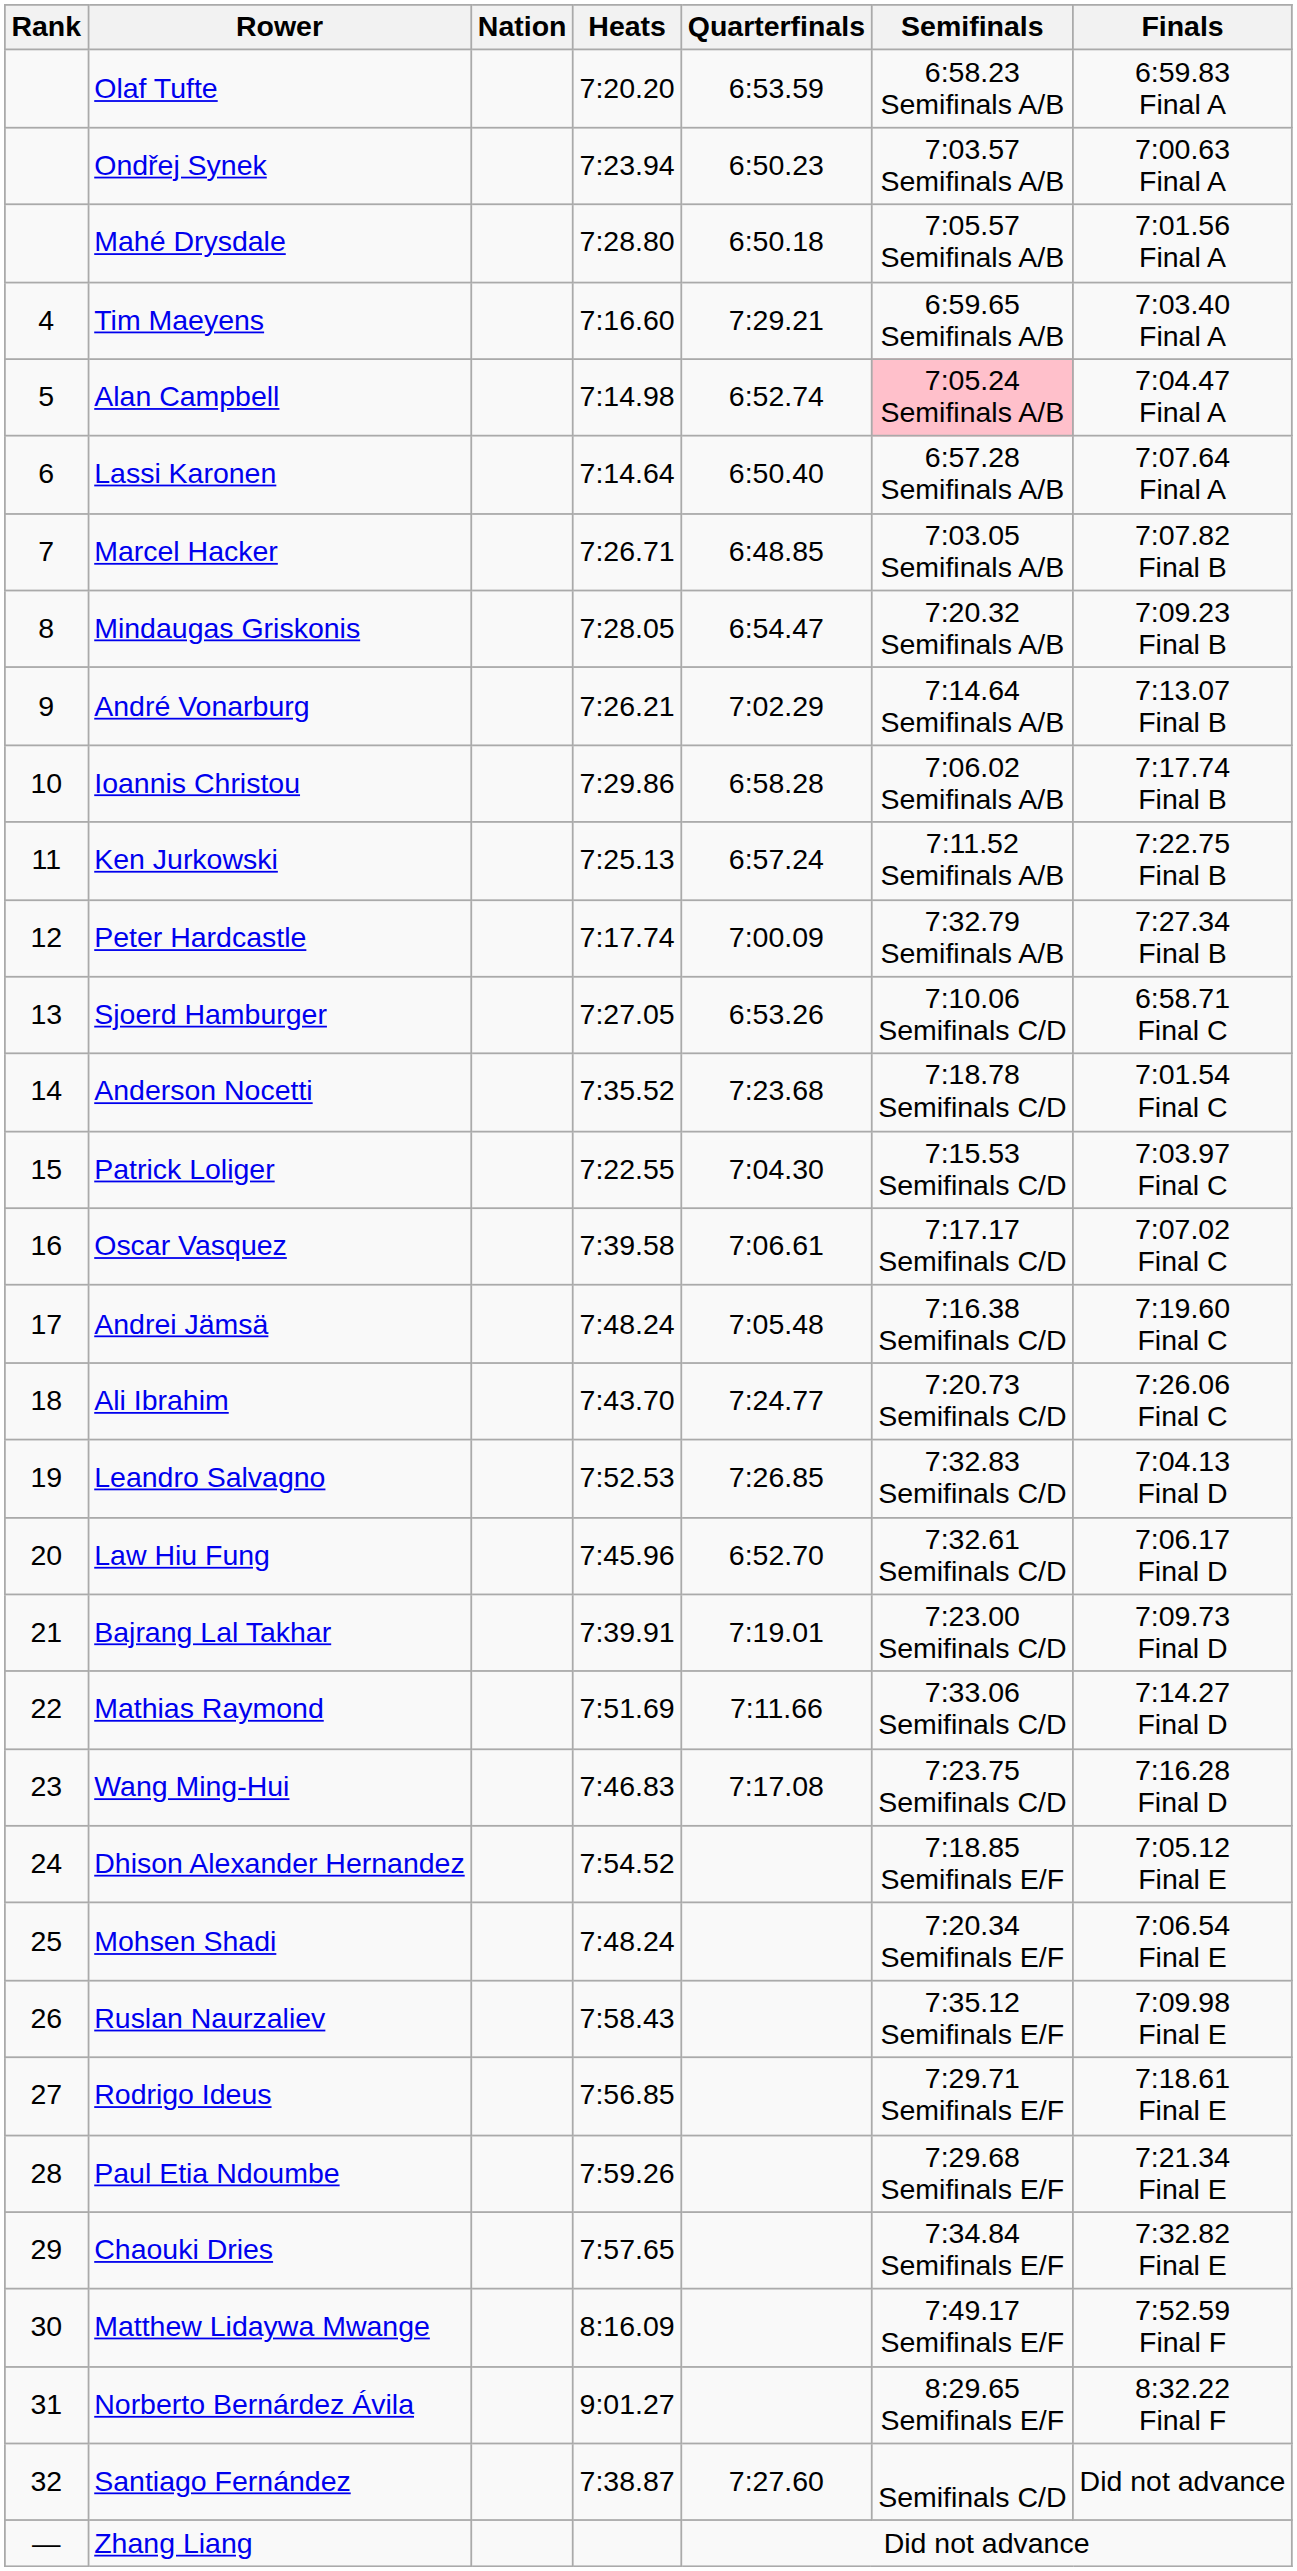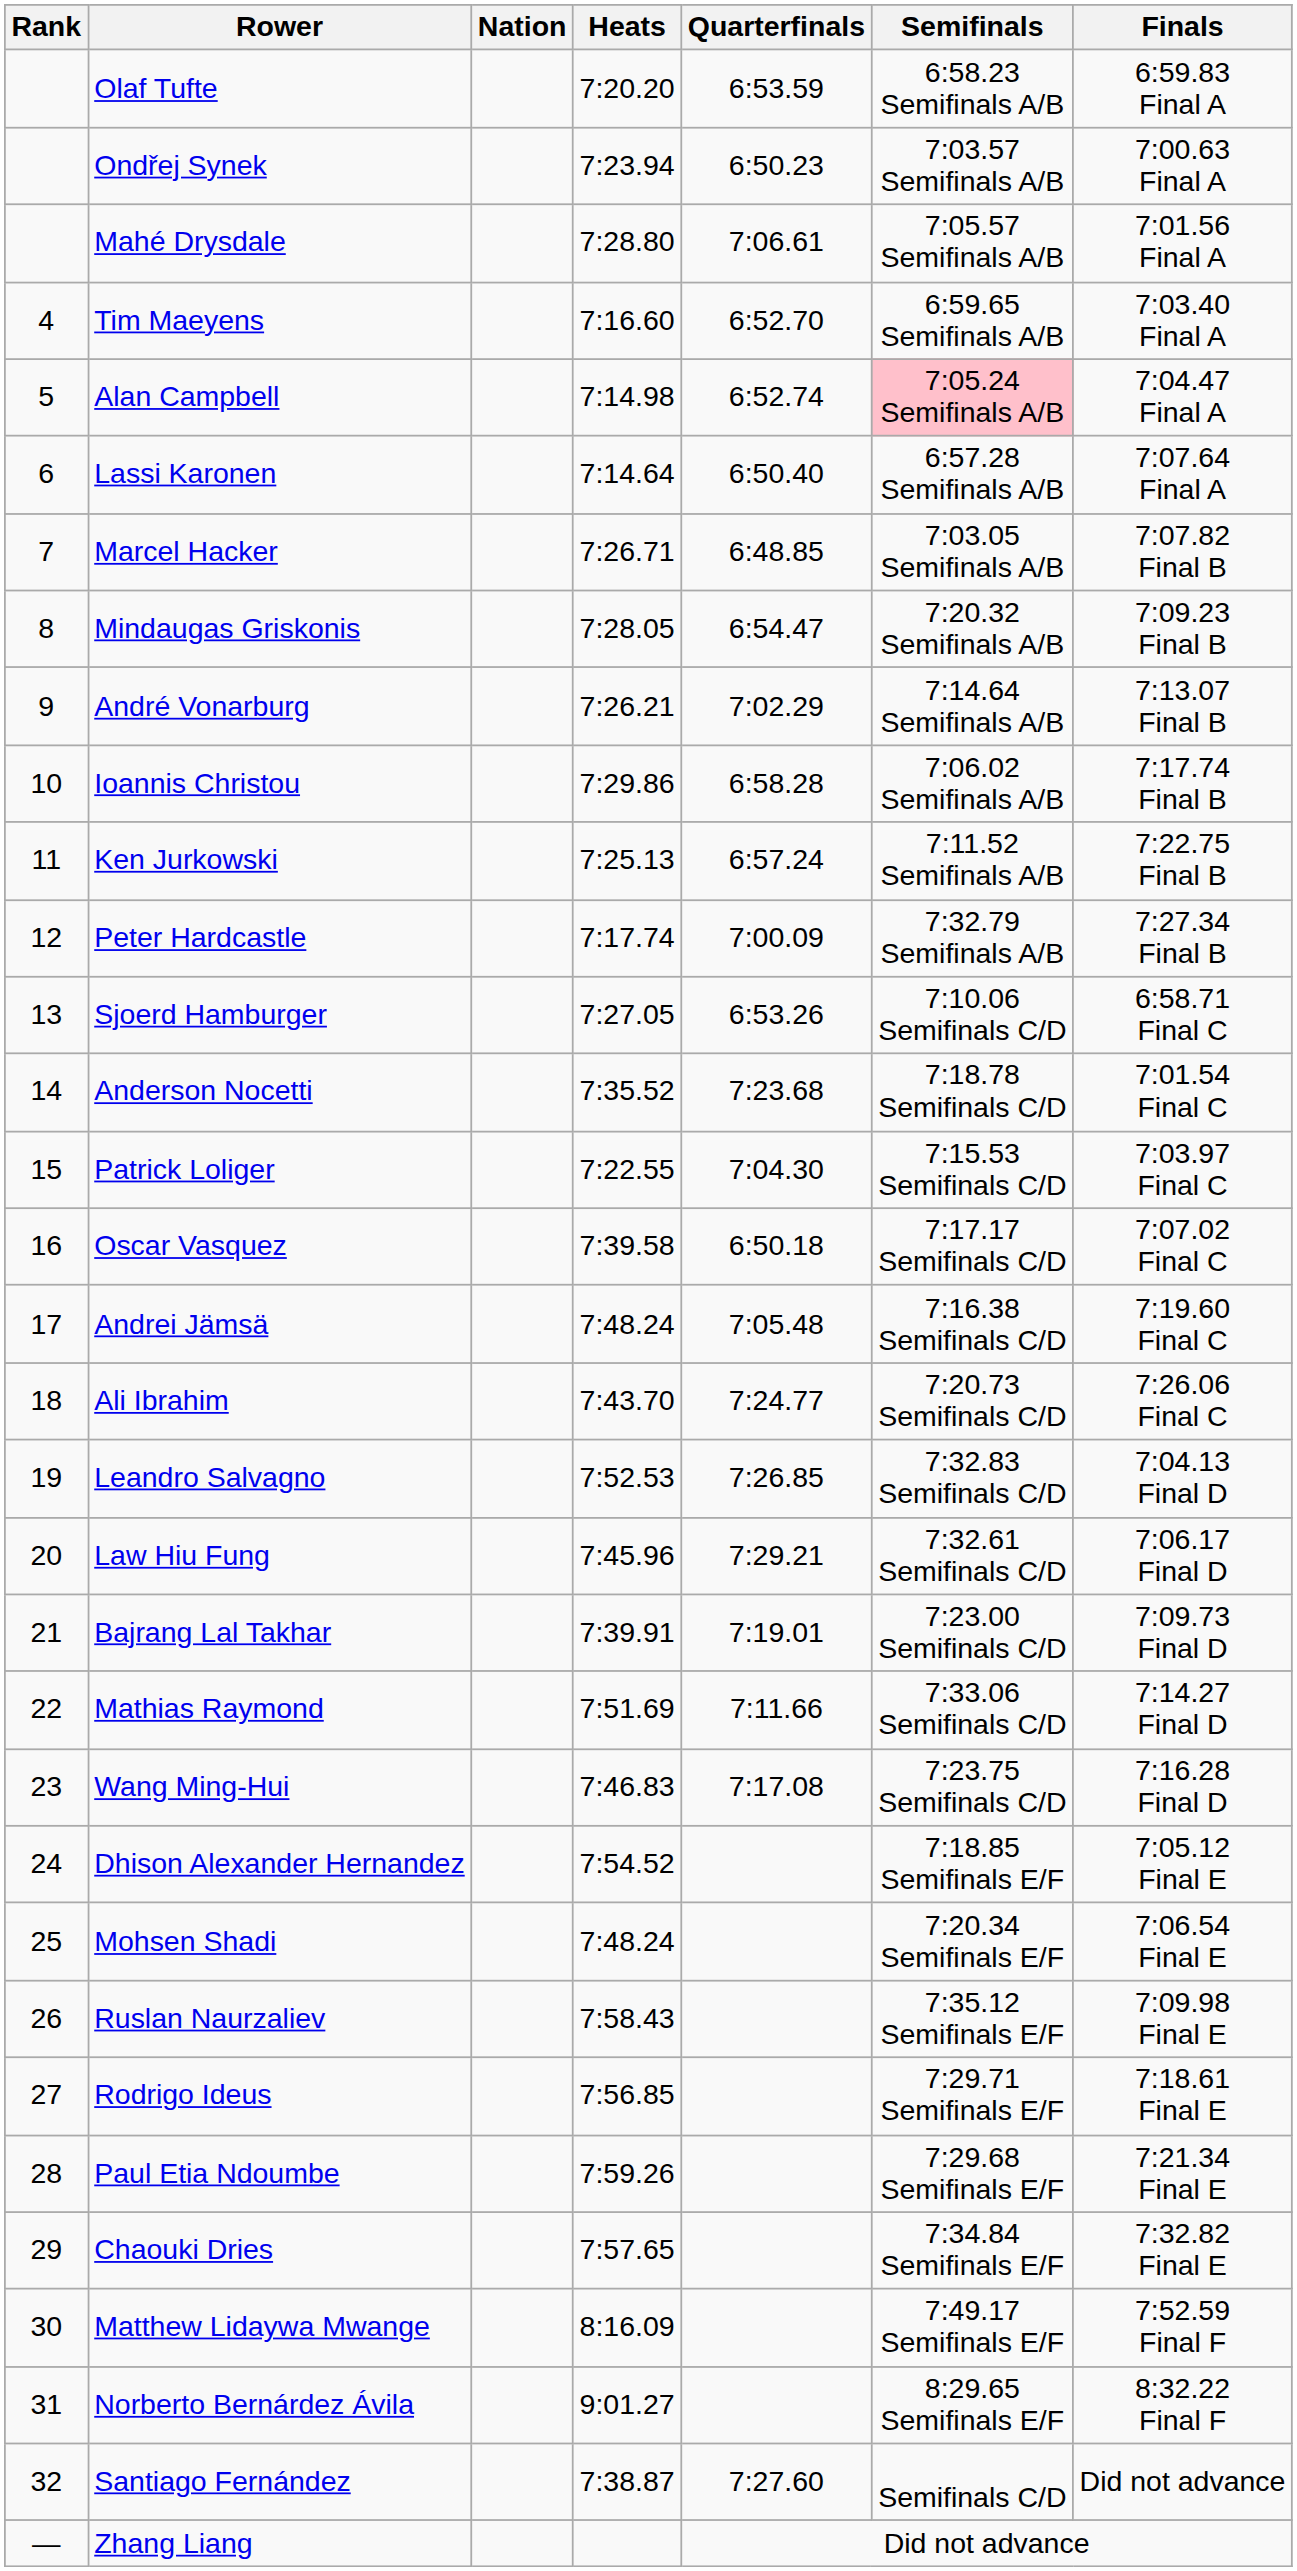(776, 242) 6:50.18 -> (776, 242) 7:06.61
(776, 319) 7:29.21 -> (776, 319) 6:52.70
(776, 1246) 7:06.61 -> (776, 1246) 6:50.18
(776, 1555) 6:52.70 -> (776, 1555) 7:29.21
